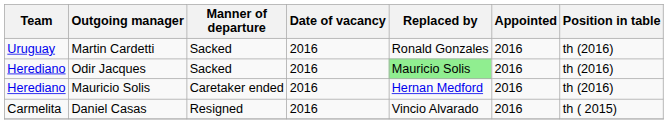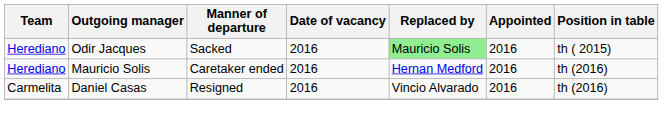- row: (113, 48)
(588, 68) th (2016) -> (584, 48) th ( 2015)
(590, 108) th ( 2015) -> (582, 88) th (2016)
